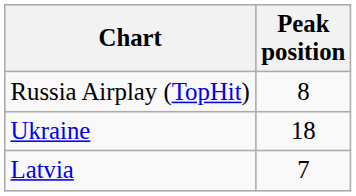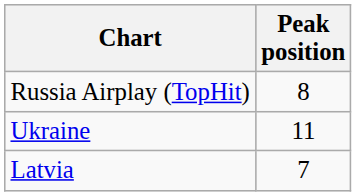(303, 130) 18 -> (303, 130) 11
